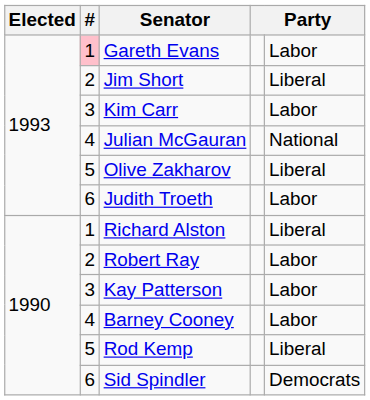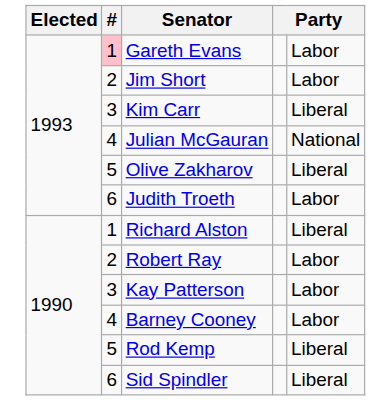(297, 80) Liberal -> (315, 80) Labor
(293, 110) Labor -> (319, 110) Liberal
(315, 379) Democrats -> (319, 379) Liberal
